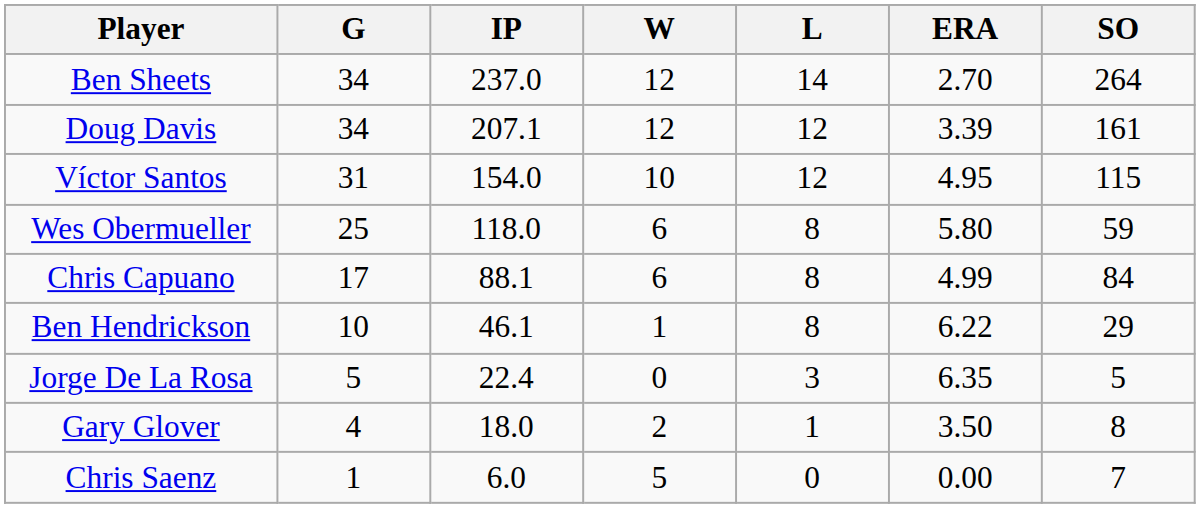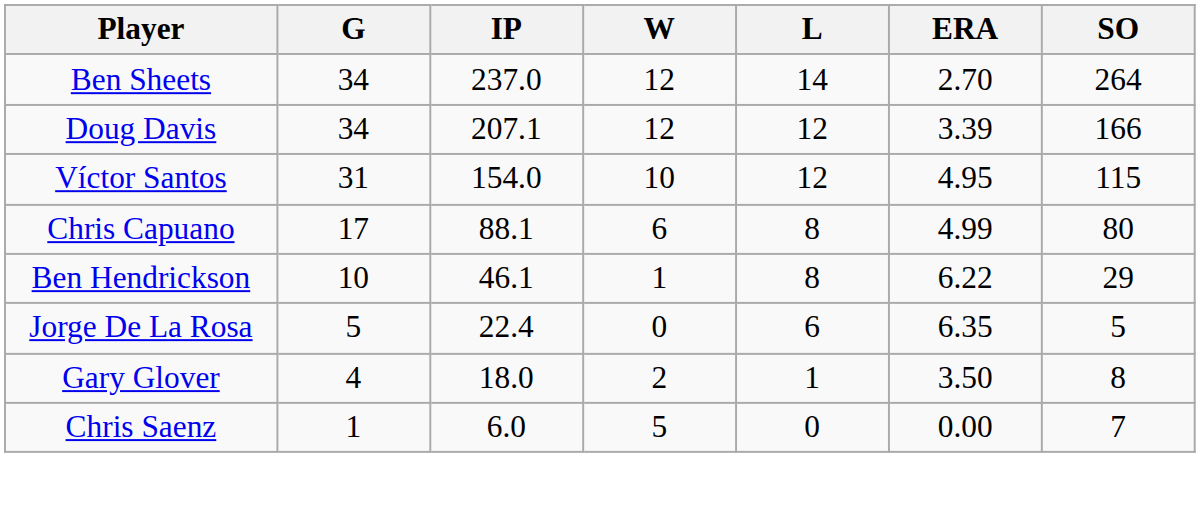(1118, 128) 161 -> (1118, 128) 166
- row: (141, 228)
(1118, 278) 84 -> (1118, 228) 80
(812, 377) 3 -> (812, 327) 6
